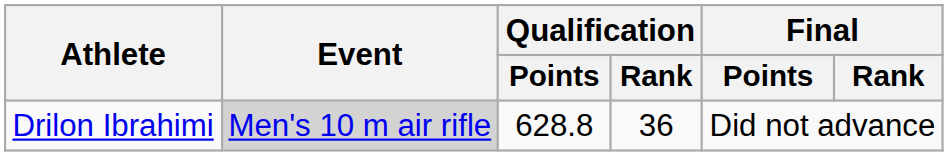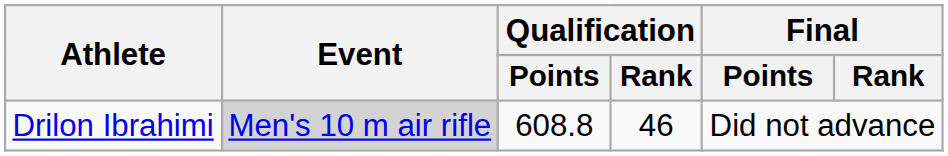(554, 126) 628.8 -> (554, 126) 608.8
(656, 126) 36 -> (656, 126) 46
